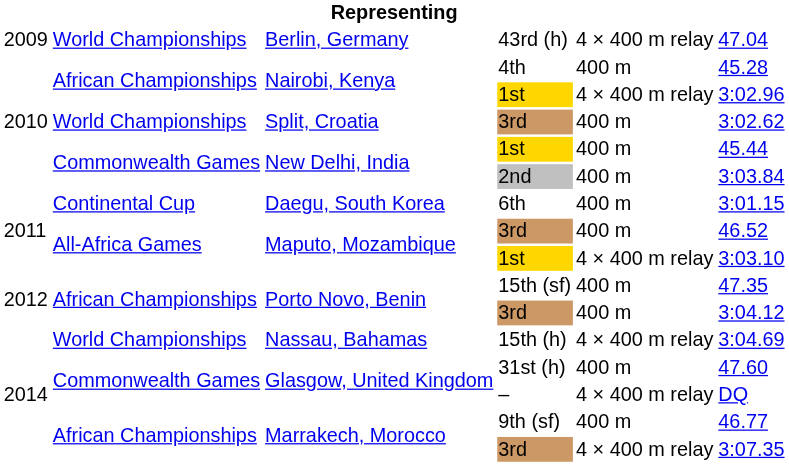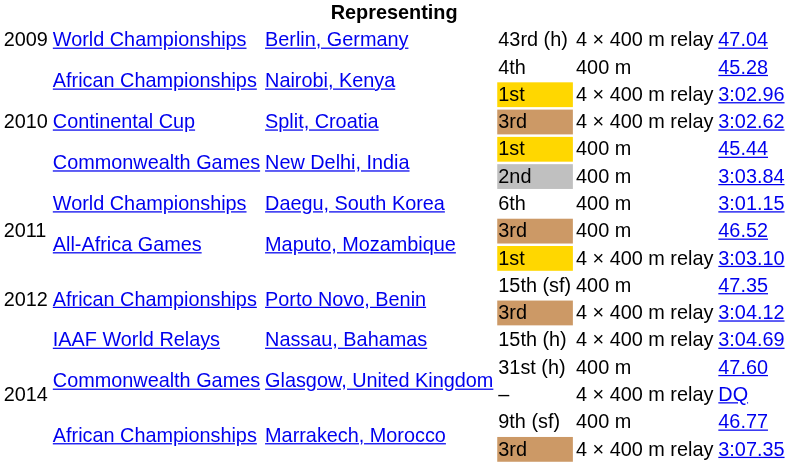(150, 121) World Championships -> (124, 121) Continental Cup
(604, 121) 400 m -> (645, 121) 4 × 400 m relay
(124, 203) Continental Cup -> (150, 203) World Championships
(604, 312) 400 m -> (645, 312) 4 × 400 m relay
(150, 340) World Championships -> (136, 340) IAAF World Relays
